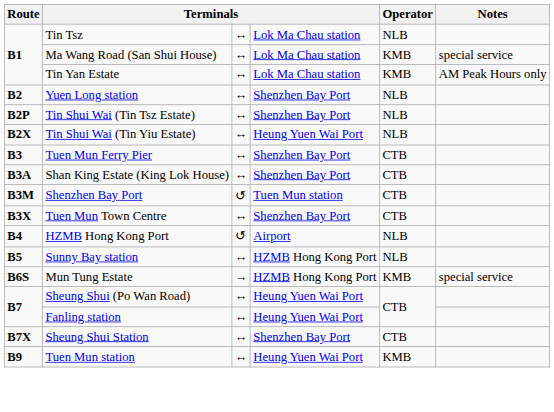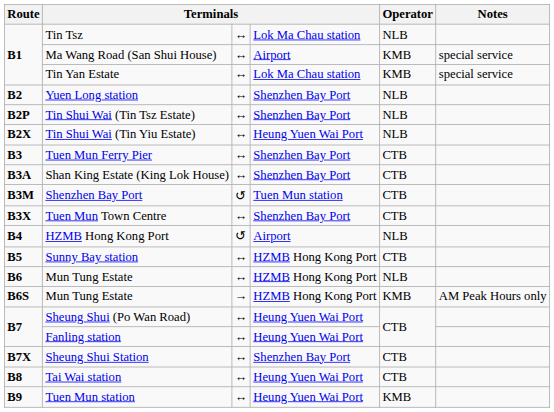(307, 54) Lok Ma Chau station -> (272, 54) Airport
(493, 74) AM Peak Hours only -> (476, 74) special service
(395, 256) NLB -> (395, 256) CTB
+ row: (15, 276)
(476, 276) special service -> (493, 296) AM Peak Hours only
+ row: (15, 376)
